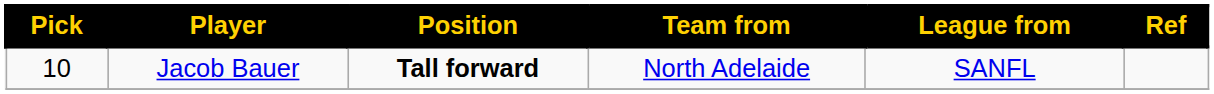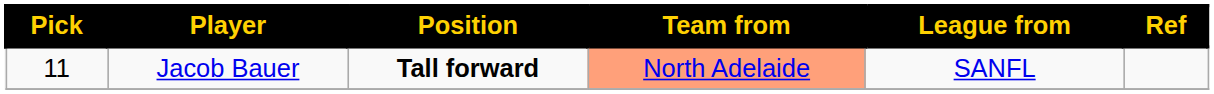(57, 68) 10 -> (57, 68) 11
(727, 68) no background -> (727, 68) lightsalmon background
